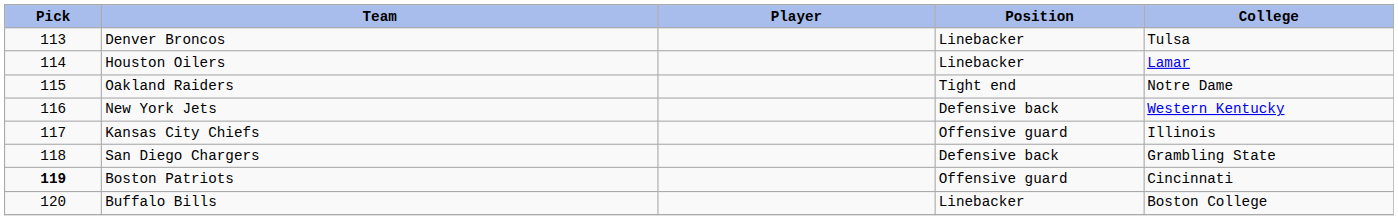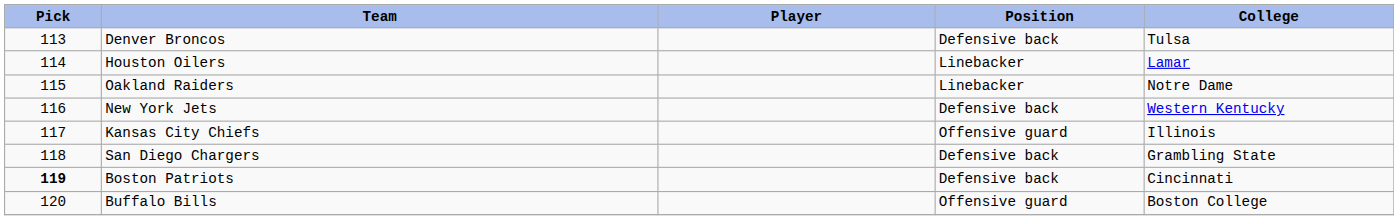(982, 40) Linebacker -> (999, 40) Defensive back
(977, 86) Tight end -> (982, 86) Linebacker
(1003, 179) Offensive guard -> (999, 179) Defensive back
(982, 203) Linebacker -> (1003, 203) Offensive guard
